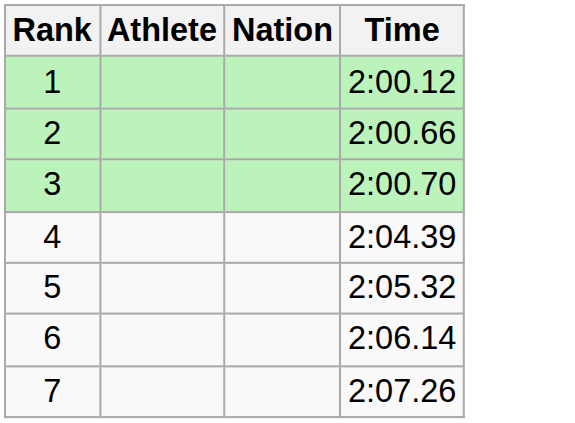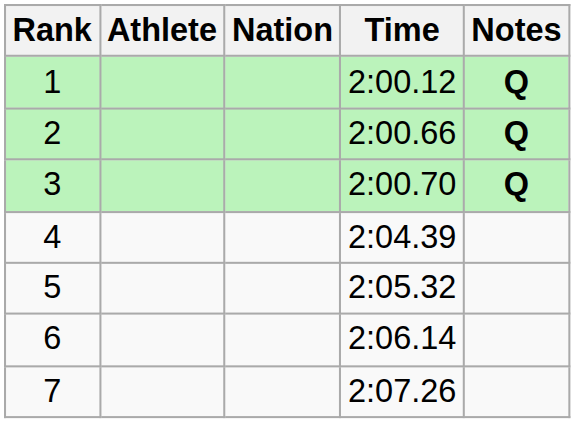+ column: (516, 30)
